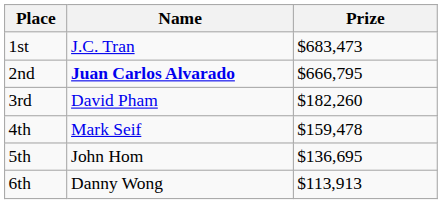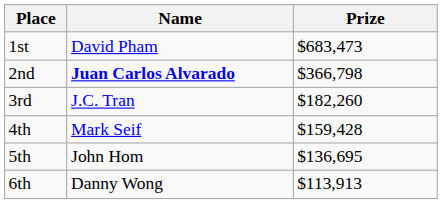(103, 45) J.C. Tran -> (114, 45) David Pham
(330, 73) $666,795 -> (330, 73) $366,798
(114, 101) David Pham -> (103, 101) J.C. Tran
(330, 128) $159,478 -> (330, 128) $159,428
